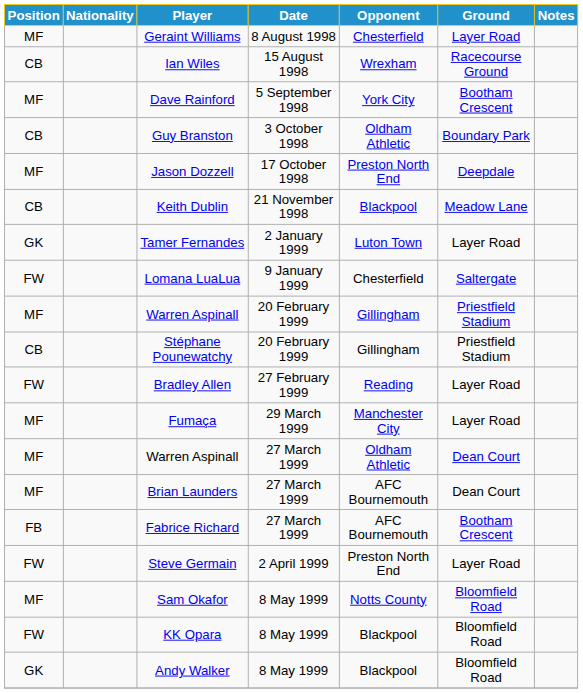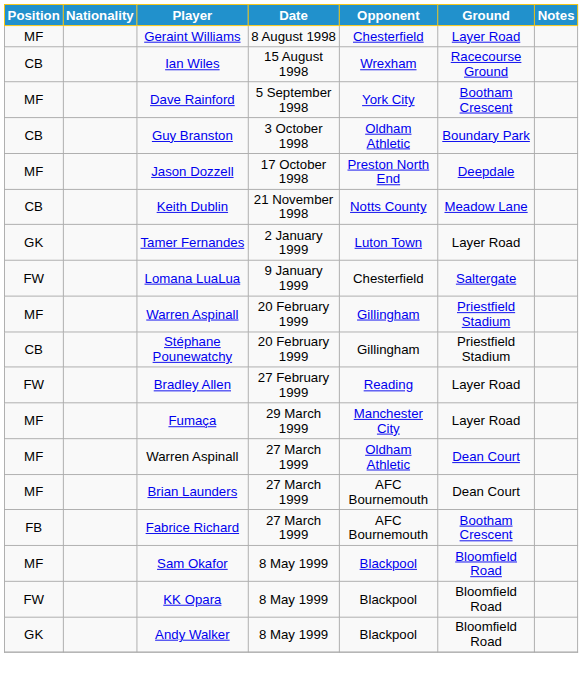(388, 207) Blackpool -> (388, 207) Notts County
- row: (192, 564)
(388, 599) Notts County -> (388, 564) Blackpool
